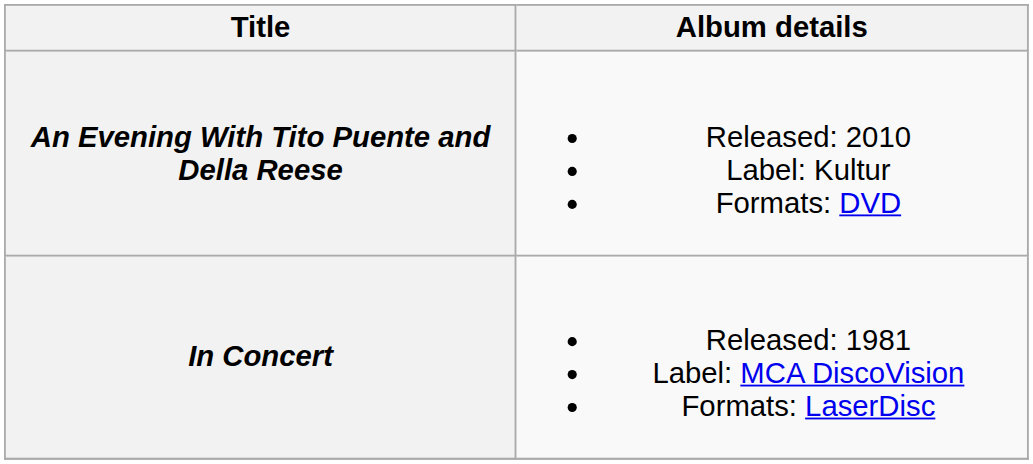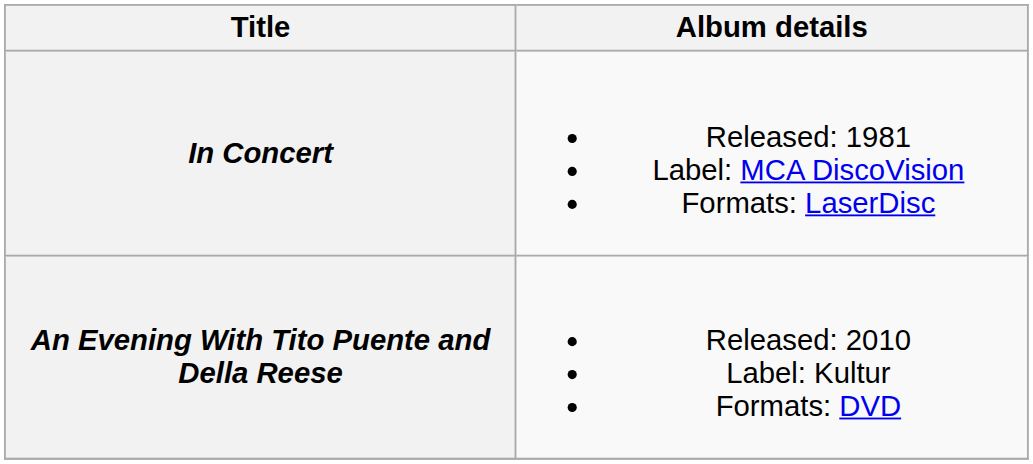rows swapped: (261, 356) <-> (261, 152)
